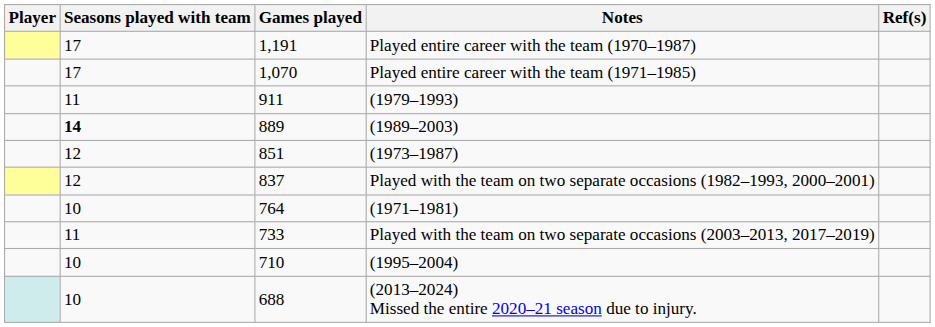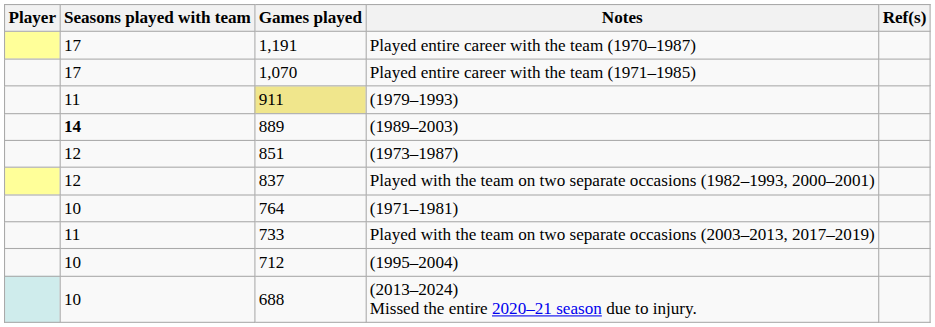(271, 99) no background -> (271, 99) khaki background
(272, 262) 710 -> (272, 262) 712
